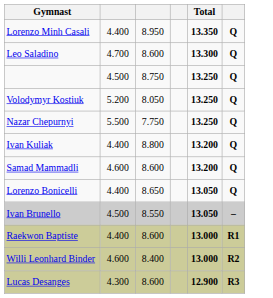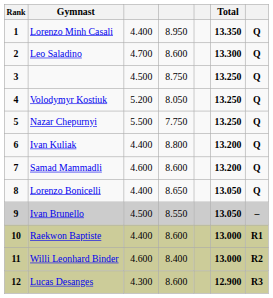+ column: (16, 12)
